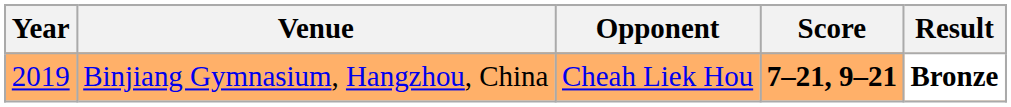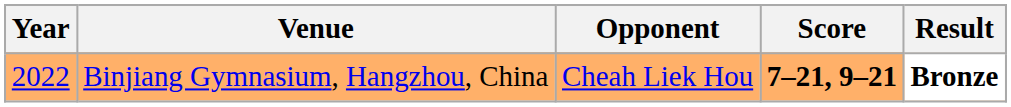(41, 76) 2019 -> (41, 76) 2022
